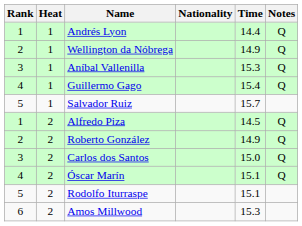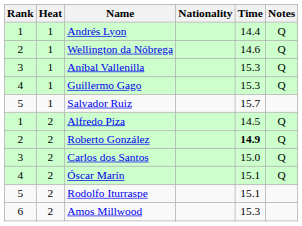(250, 49) 14.9 -> (250, 49) 14.6
(250, 85) 15.4 -> (250, 85) 15.3
(250, 139) normal -> (250, 139) bold
